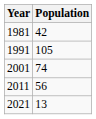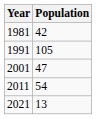(41, 68) 74 -> (41, 68) 47
(41, 86) 56 -> (41, 86) 54
